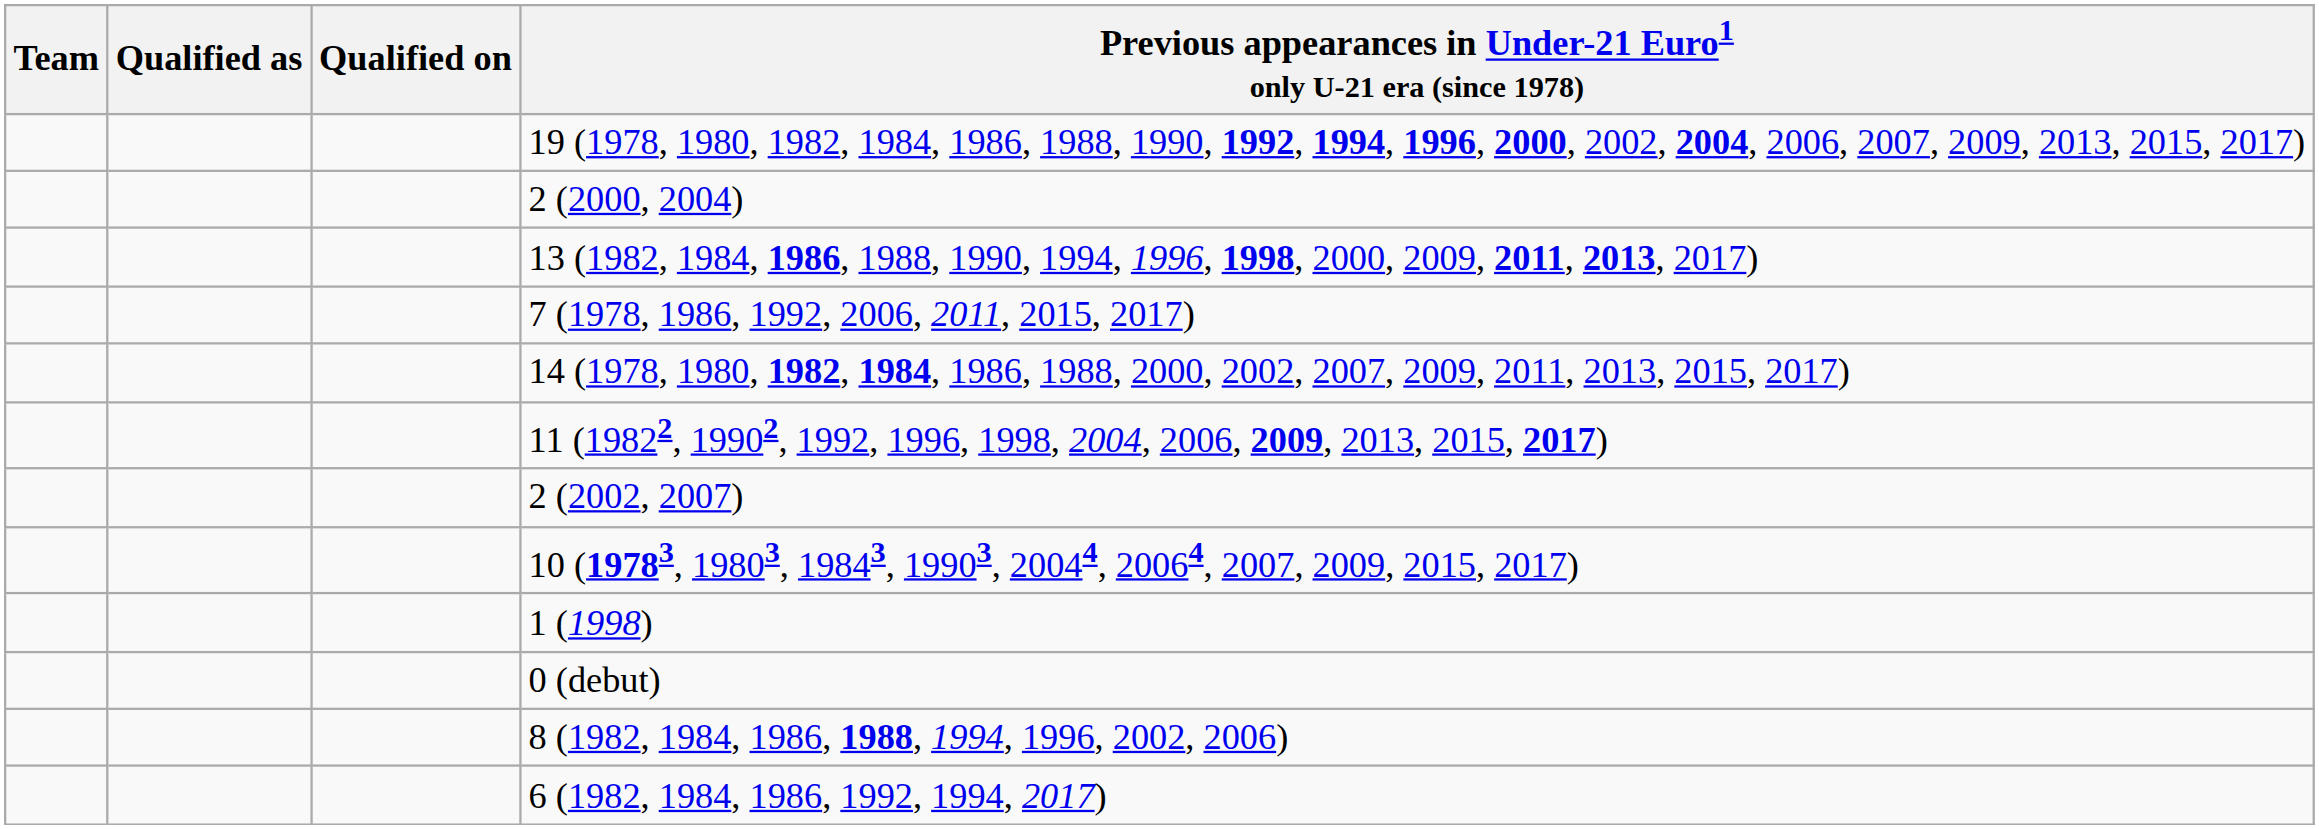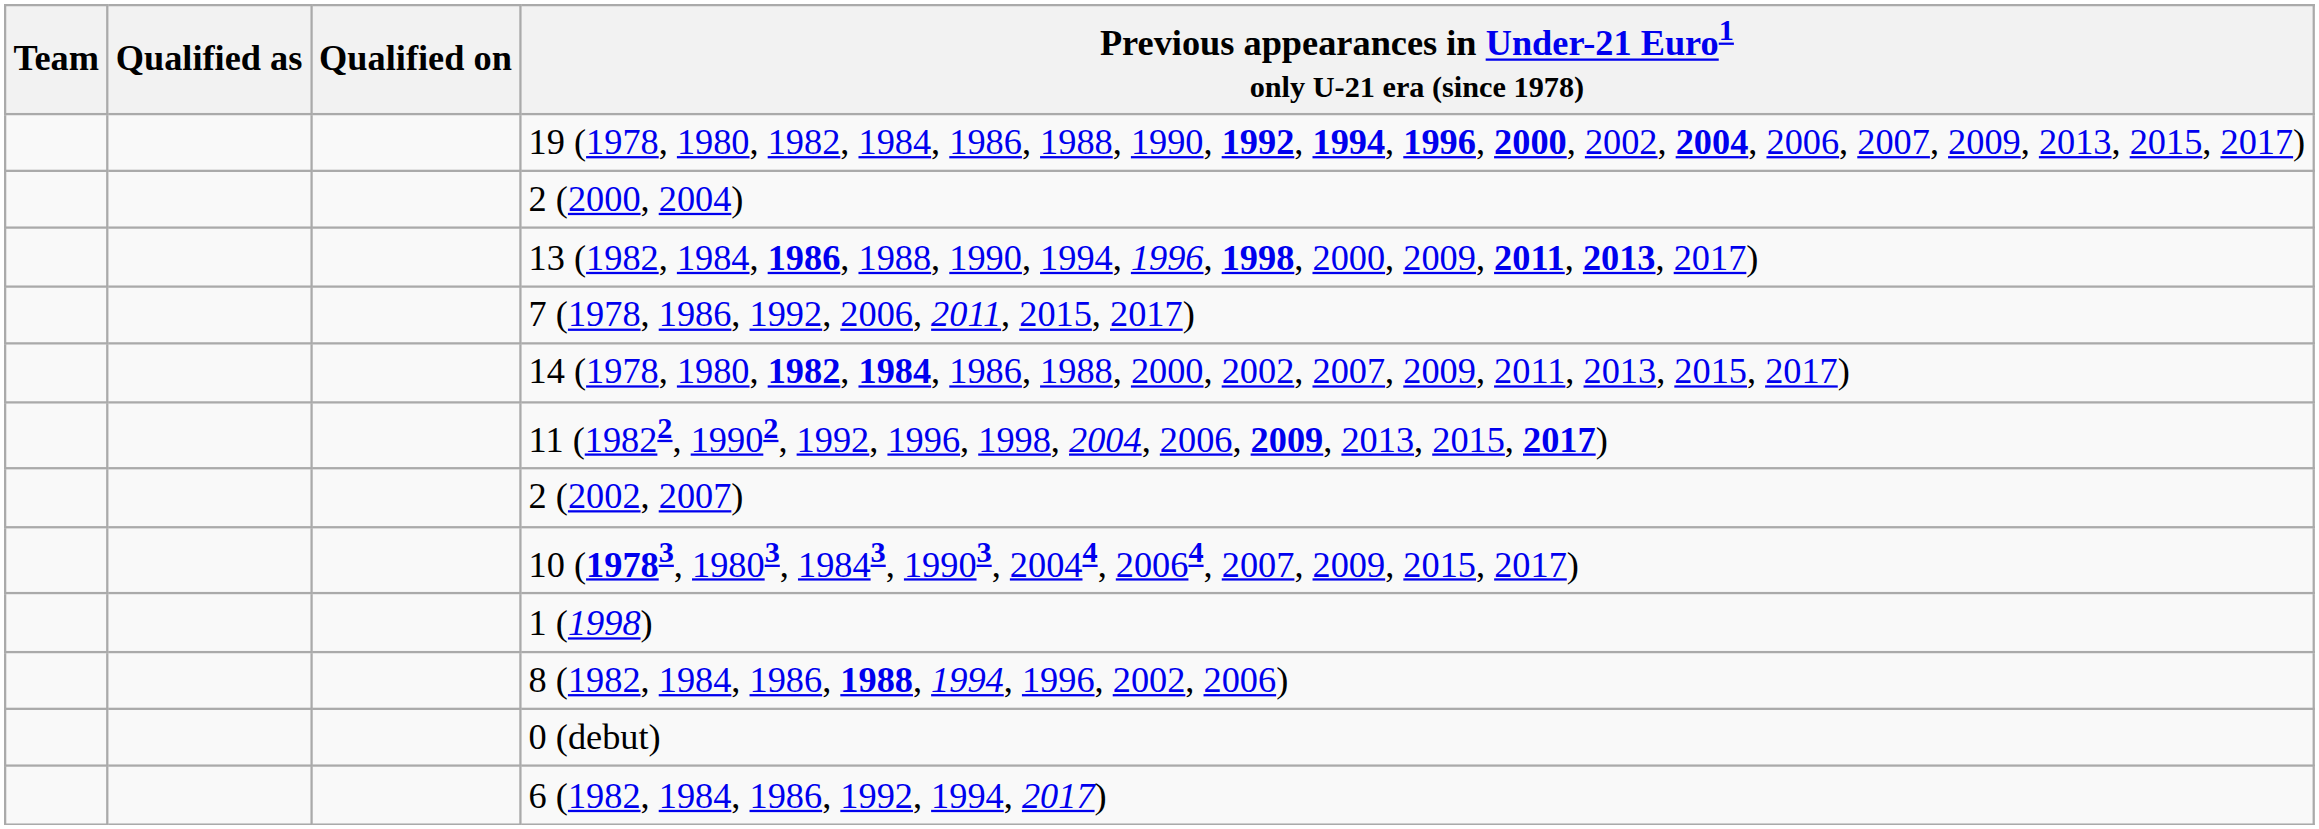rows swapped: (908, 737) <-> (595, 679)
